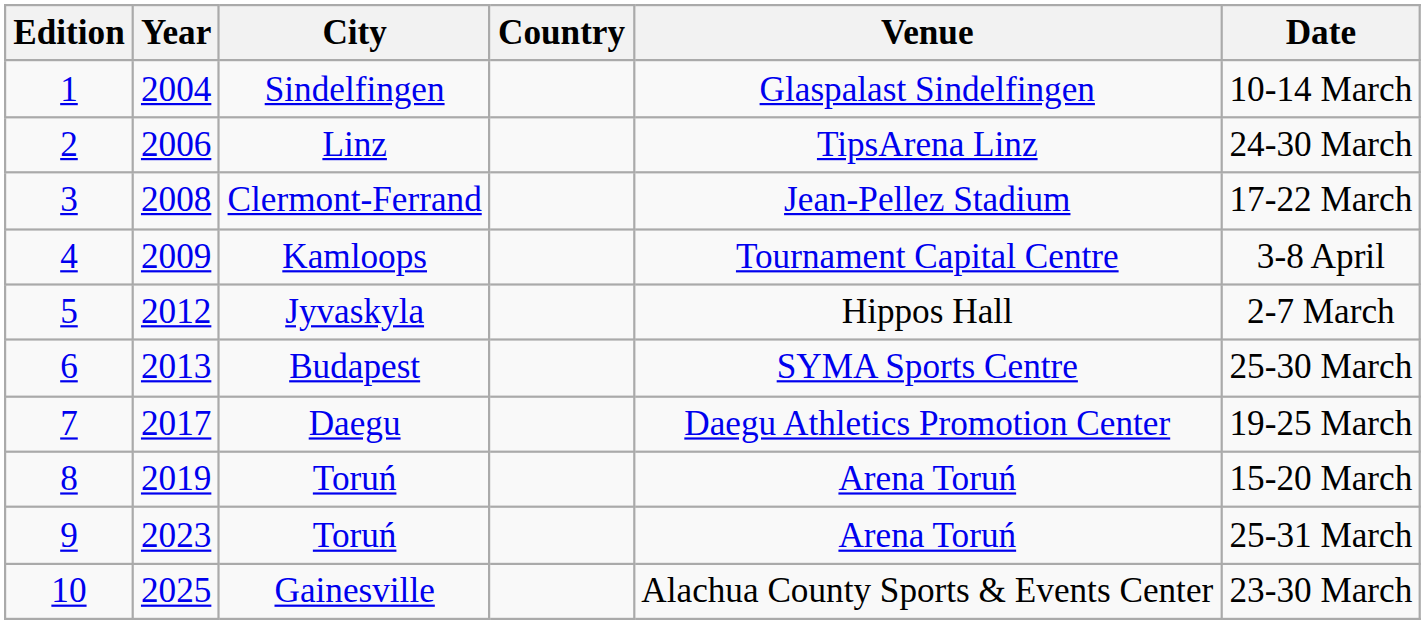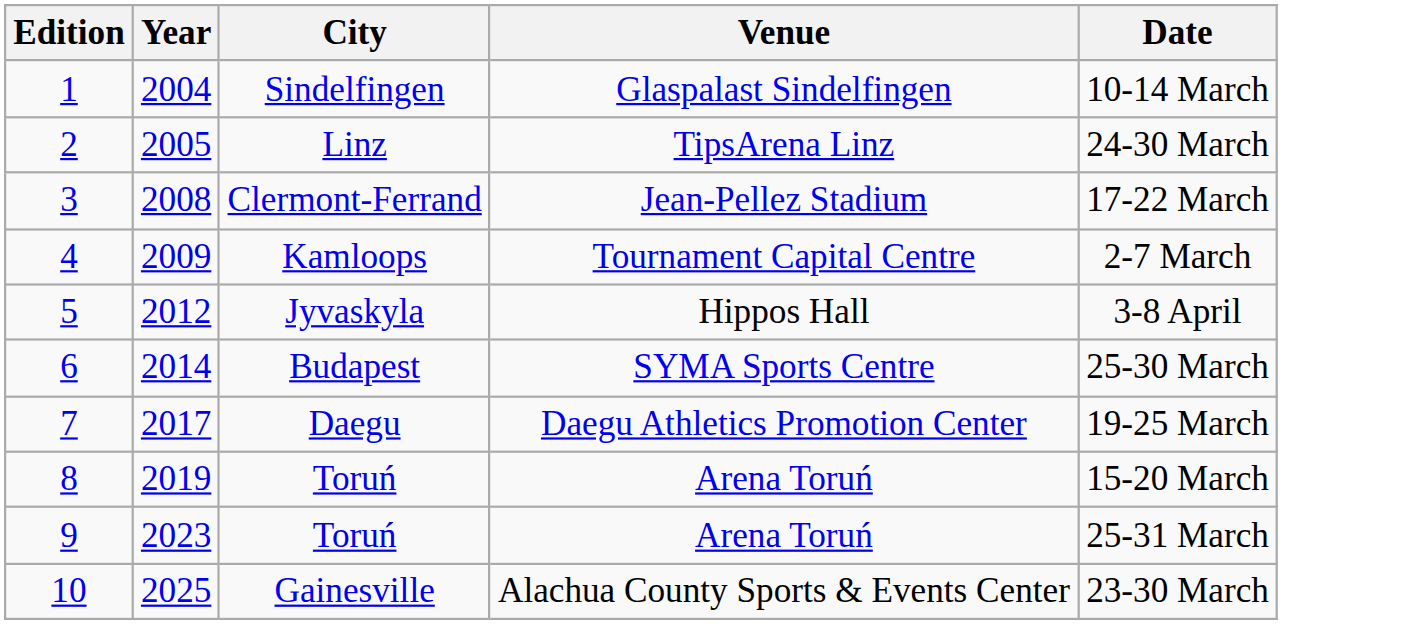- column: (562, 32)
(176, 144) 2006 -> (176, 144) 2005
(1321, 255) 3-8 April -> (1178, 255) 2-7 March
(1321, 311) 2-7 March -> (1178, 311) 3-8 April
(176, 367) 2013 -> (176, 367) 2014
